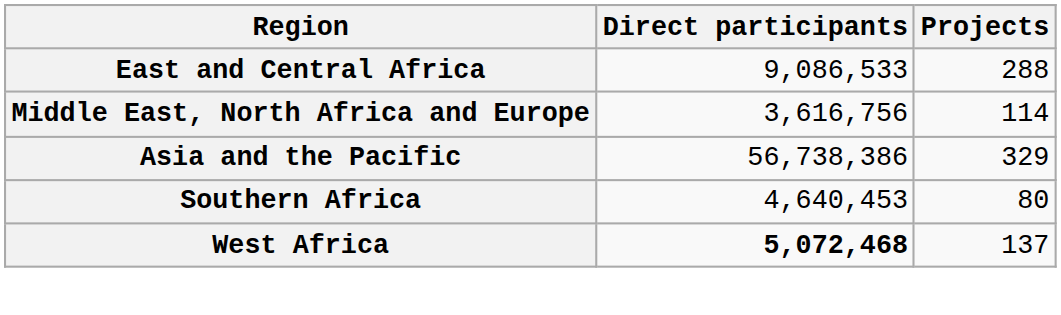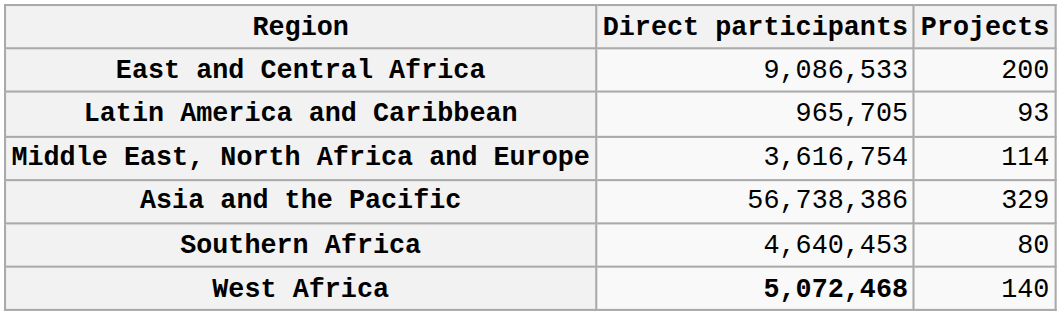(1025, 70) 288 -> (1025, 70) 200
+ row: (301, 114)
(836, 114) 3,616,756 -> (836, 158) 3,616,754
(1025, 245) 137 -> (1025, 289) 140
